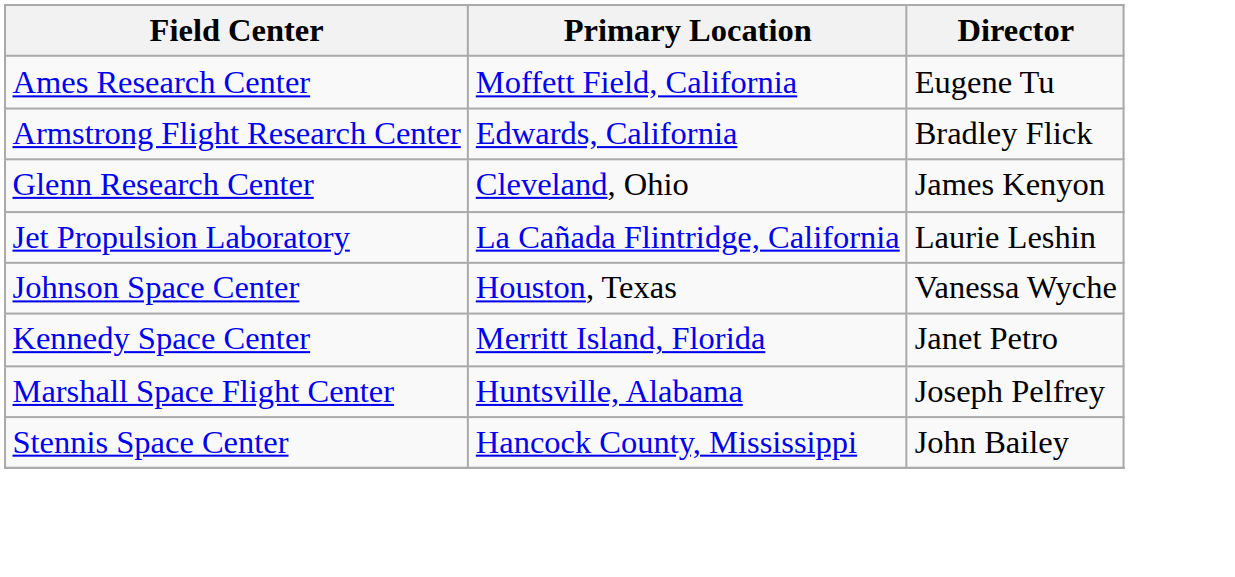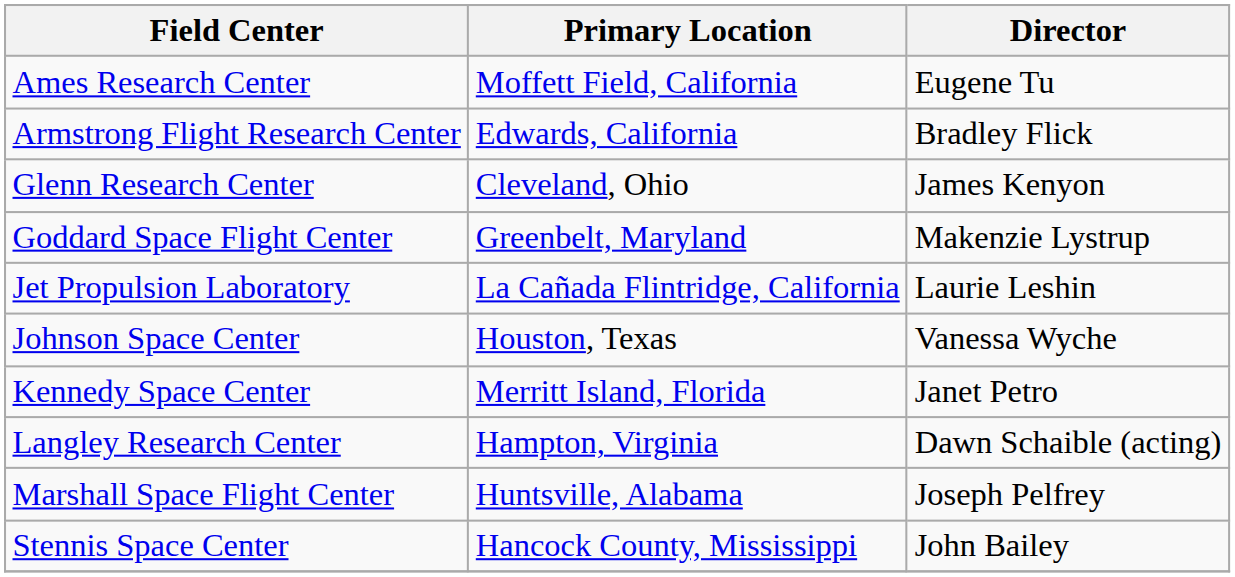+ row: (202, 236)
+ row: (177, 442)
